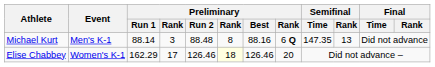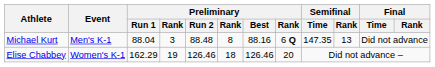(143, 40) 88.14 -> (143, 40) 88.04
(172, 55) 17 -> (172, 55) 19
(230, 55) lightyellow background -> (230, 55) no background
